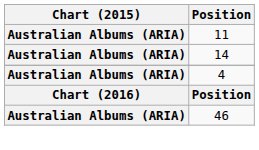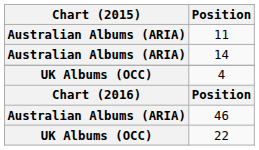(97, 75) Australian Albums (ARIA) -> (97, 75) UK Albums (OCC)
+ row: (221, 135)
